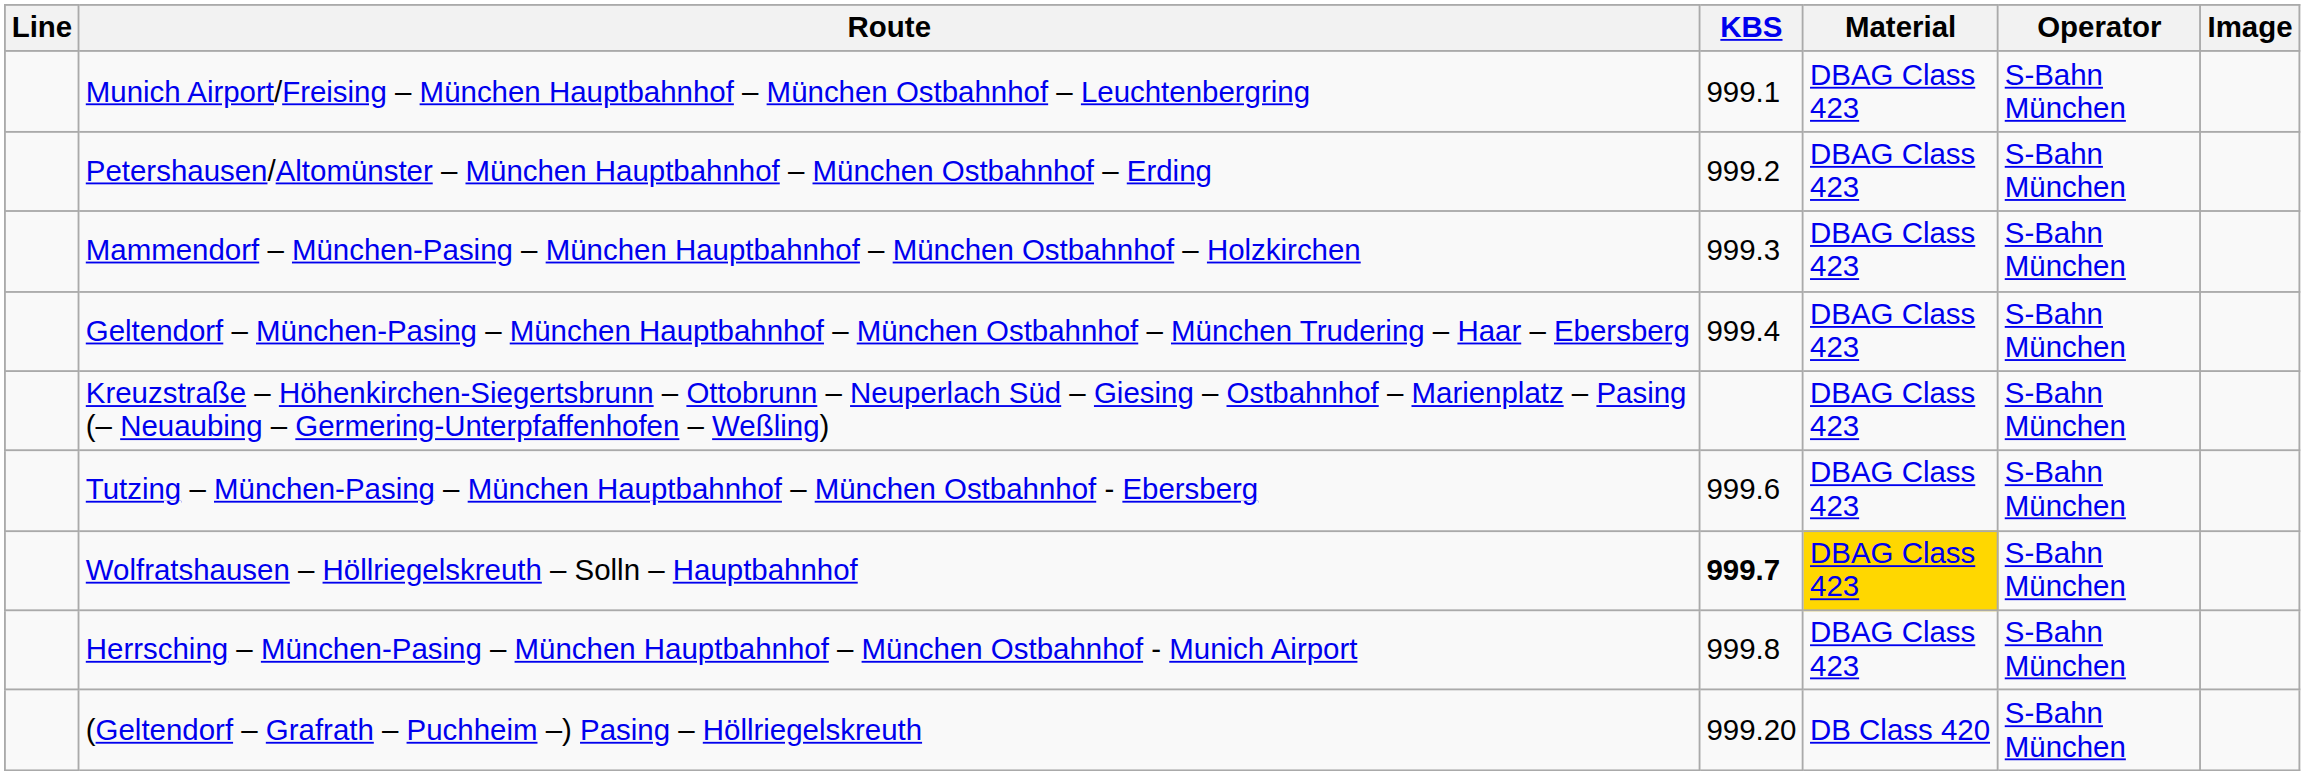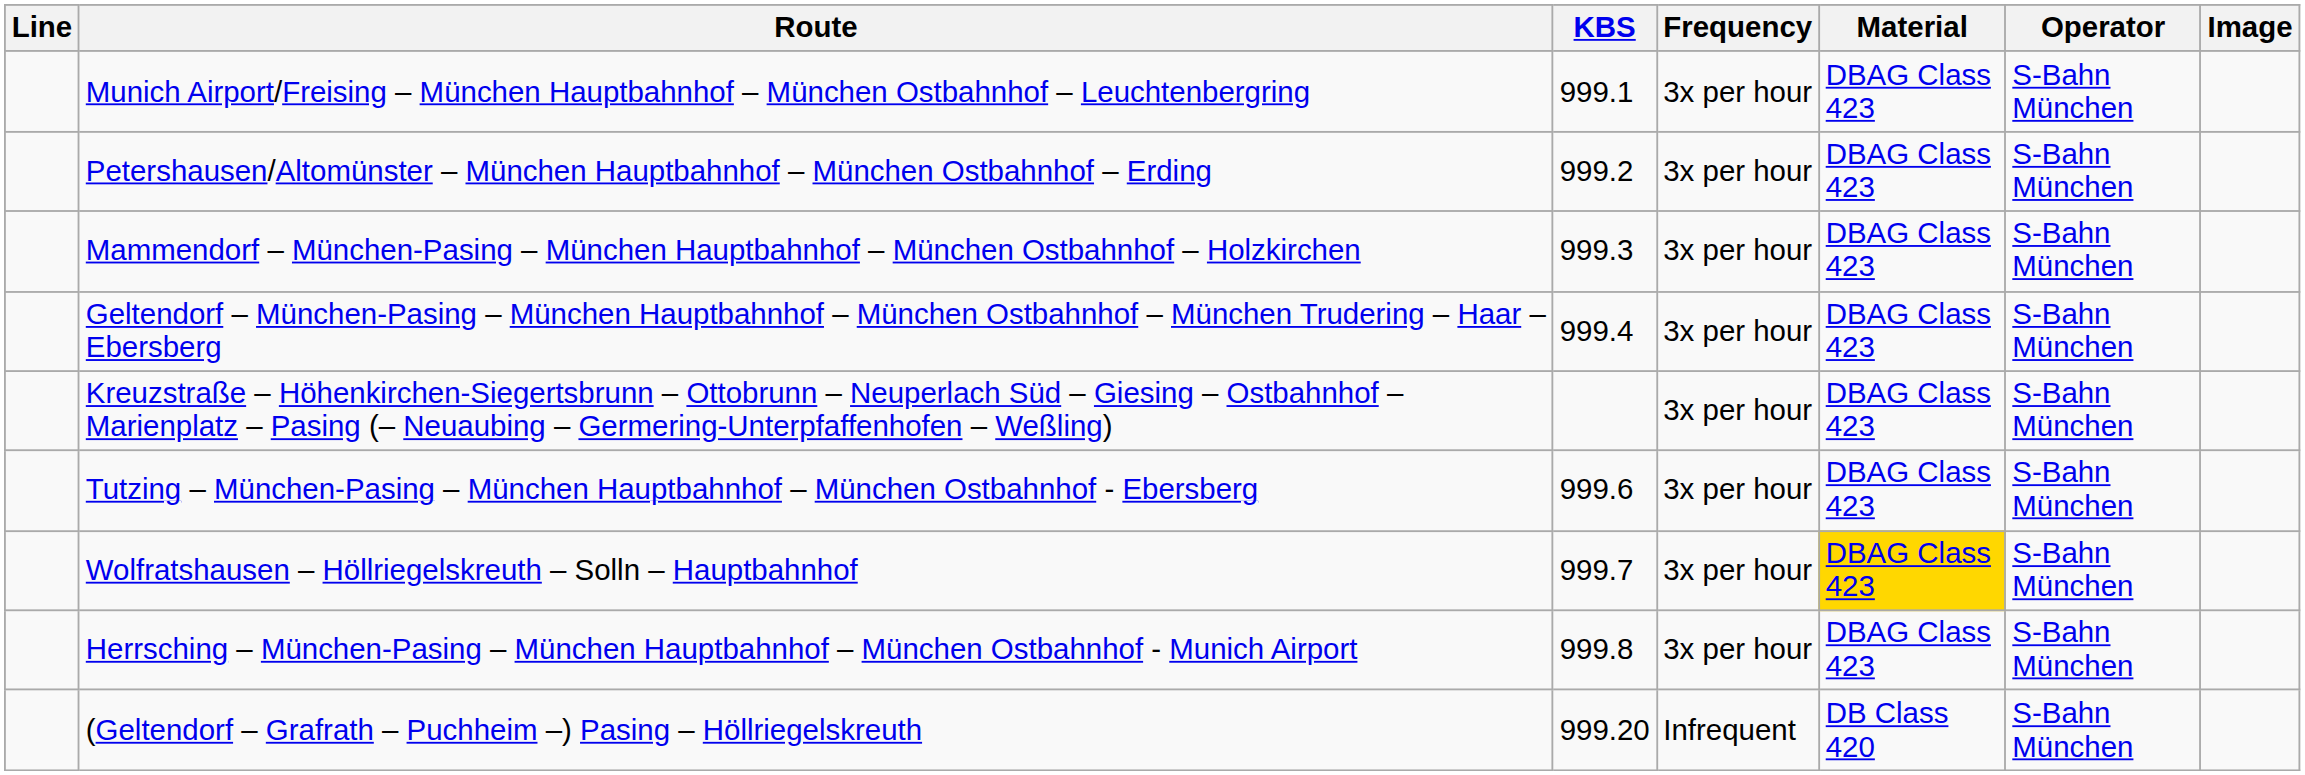+ column: (1738, 27)
(1743, 569) bold -> (1596, 569) normal
